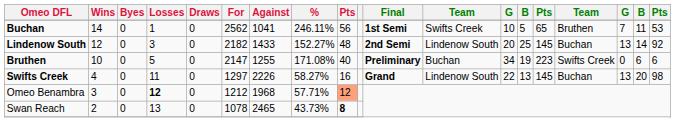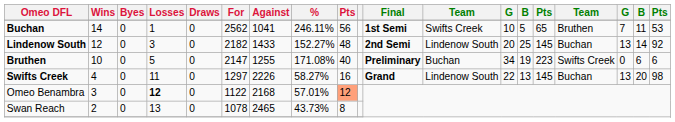(236, 92) 1212 -> (236, 92) 1122
(263, 92) 1968 -> (263, 92) 2168
(312, 92) 57.71% -> (312, 92) 57.01%
(342, 108) bold -> (342, 108) normal
